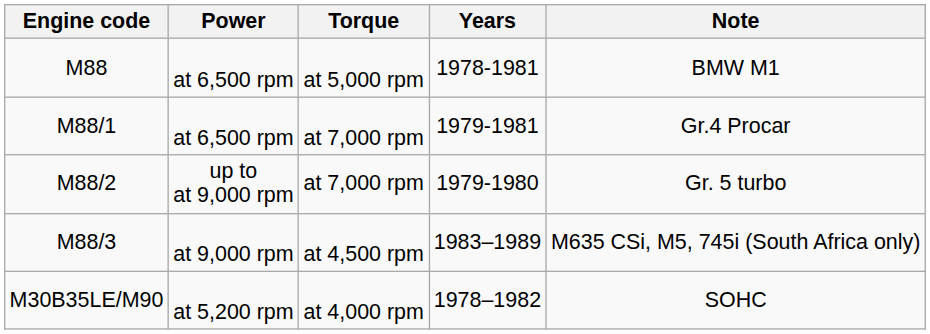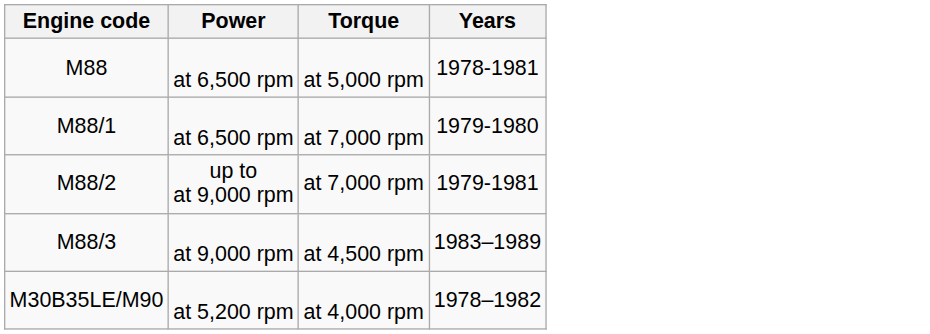- column: (736, 21)
(487, 125) 1979-1981 -> (487, 125) 1979-1980
(487, 183) 1979-1980 -> (487, 183) 1979-1981
